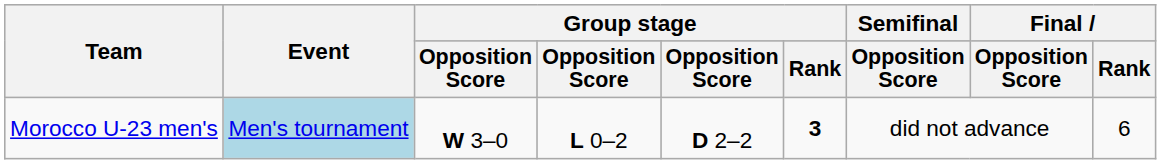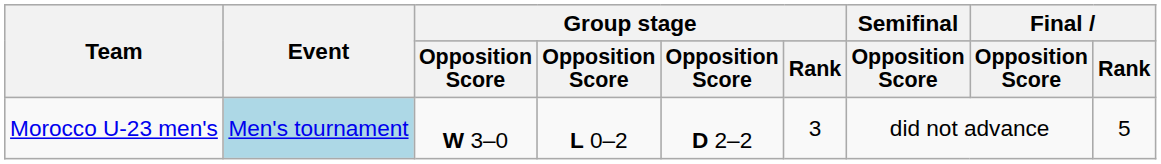(815, 129) bold -> (815, 129) normal
(1124, 129) 6 -> (1124, 129) 5
